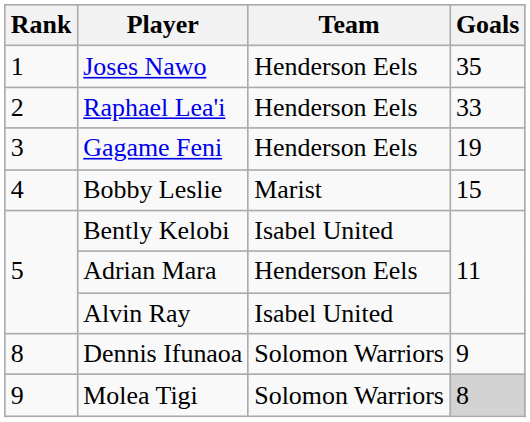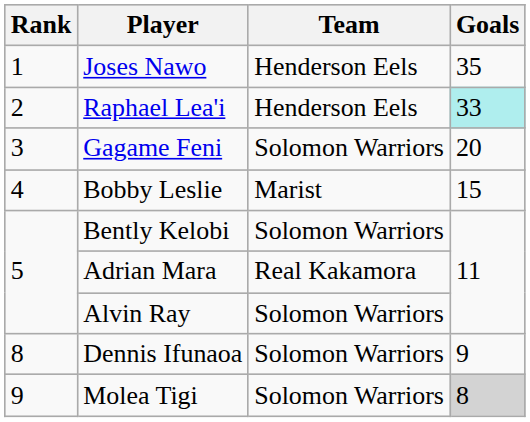(469, 107) no background -> (469, 107) paleturquoise background
(336, 148) Henderson Eels -> (349, 148) Solomon Warriors
(469, 148) 19 -> (469, 148) 20
(324, 230) Isabel United -> (349, 230) Solomon Warriors
(336, 271) Henderson Eels -> (335, 271) Real Kakamora
(324, 312) Isabel United -> (349, 312) Solomon Warriors
